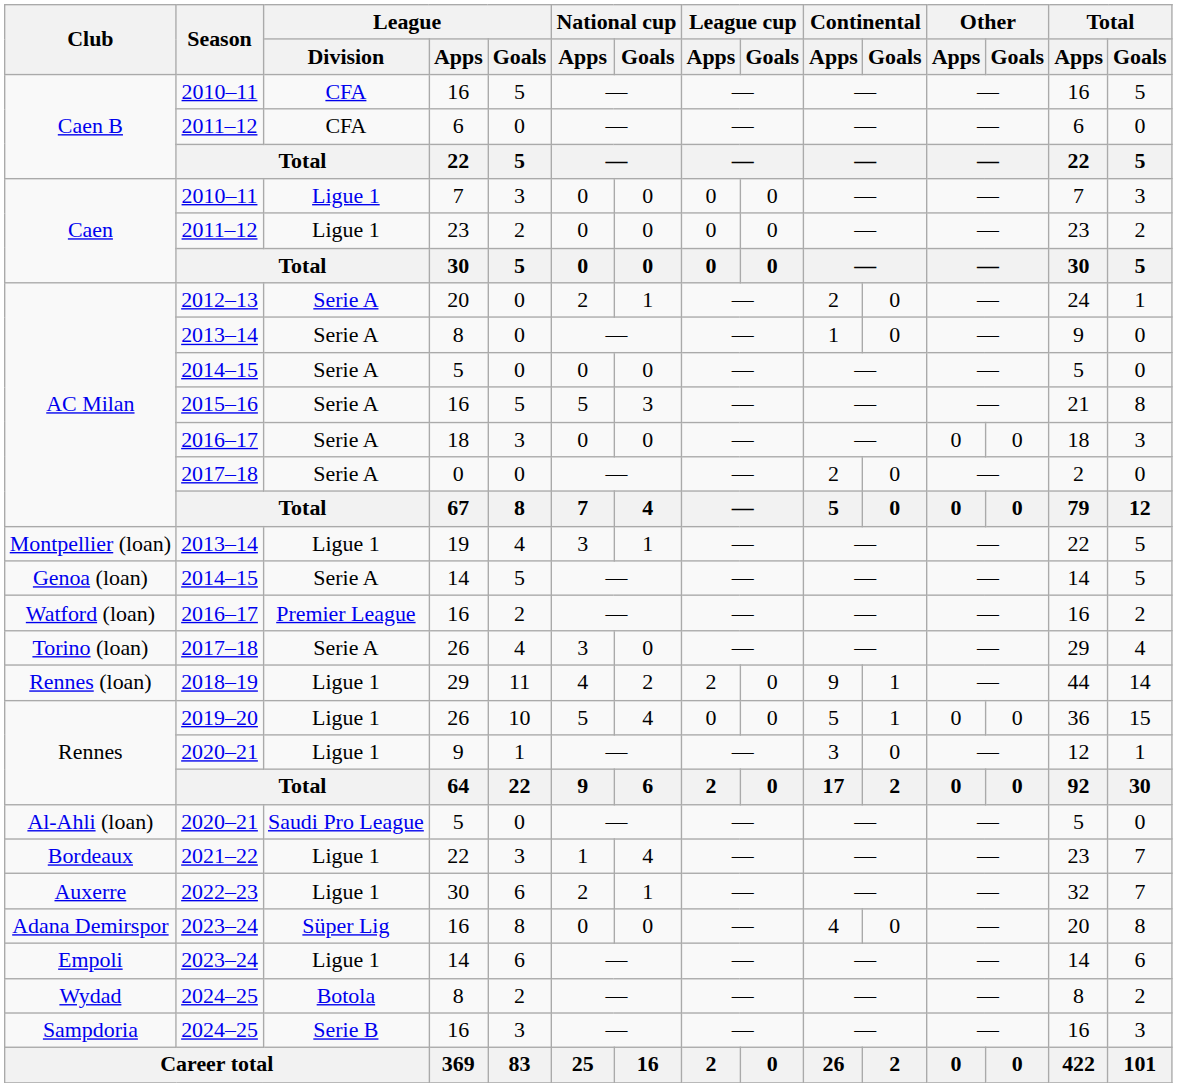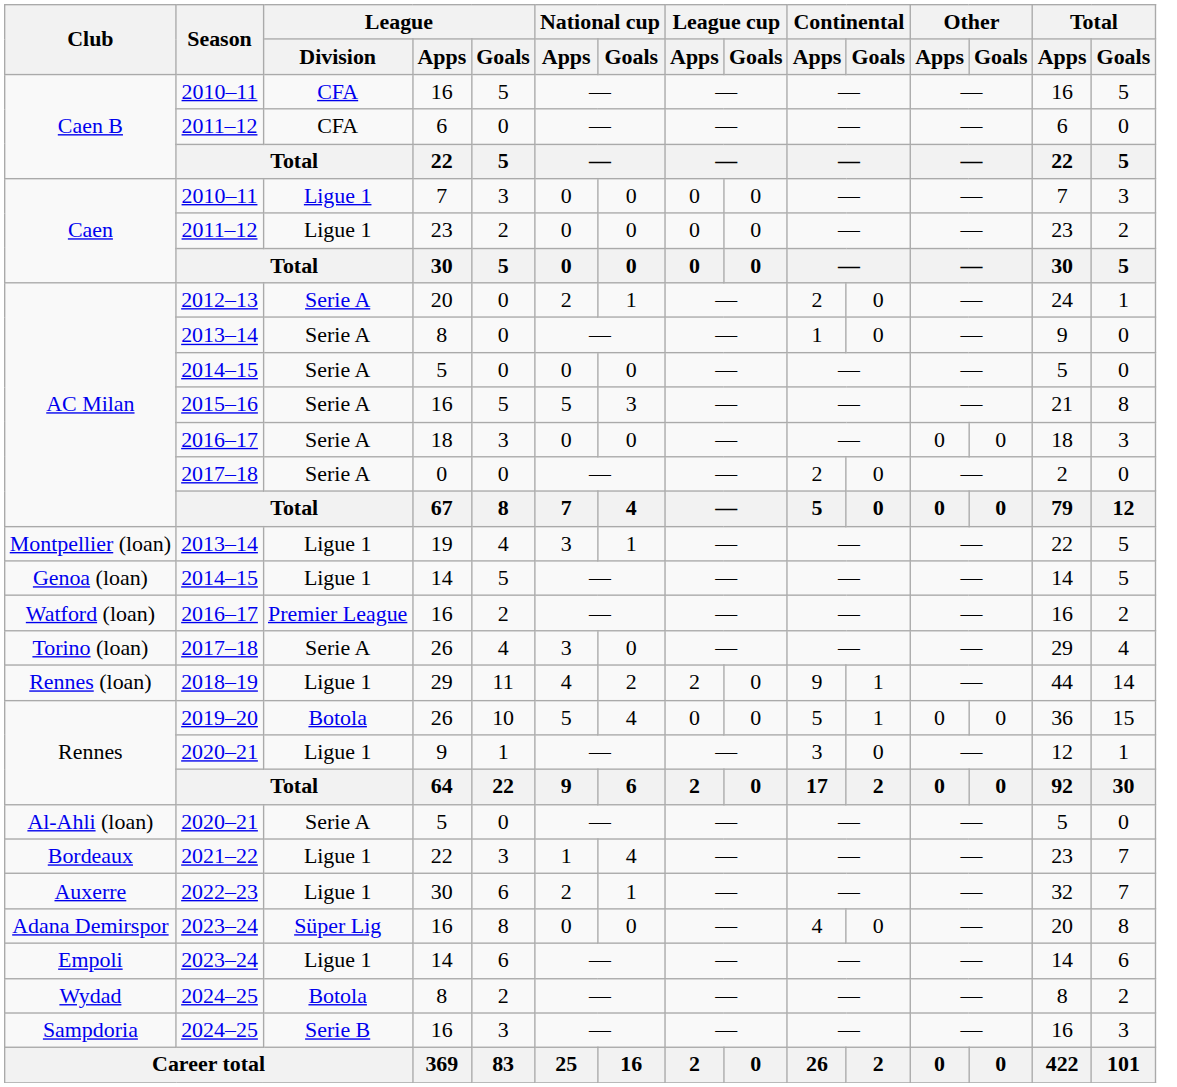(346, 578) Serie A -> (338, 578) Ligue 1
(346, 717) Ligue 1 -> (338, 717) Botola
(346, 821) Saudi Pro League -> (338, 821) Serie A
